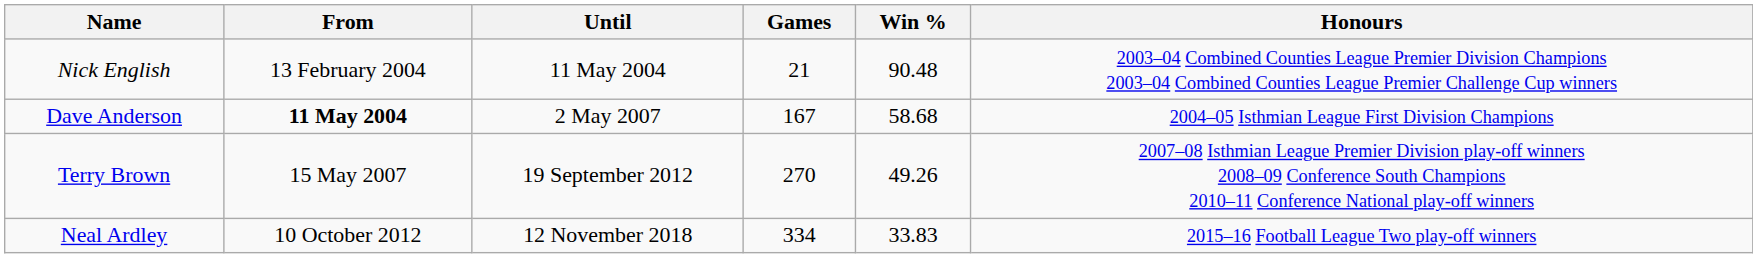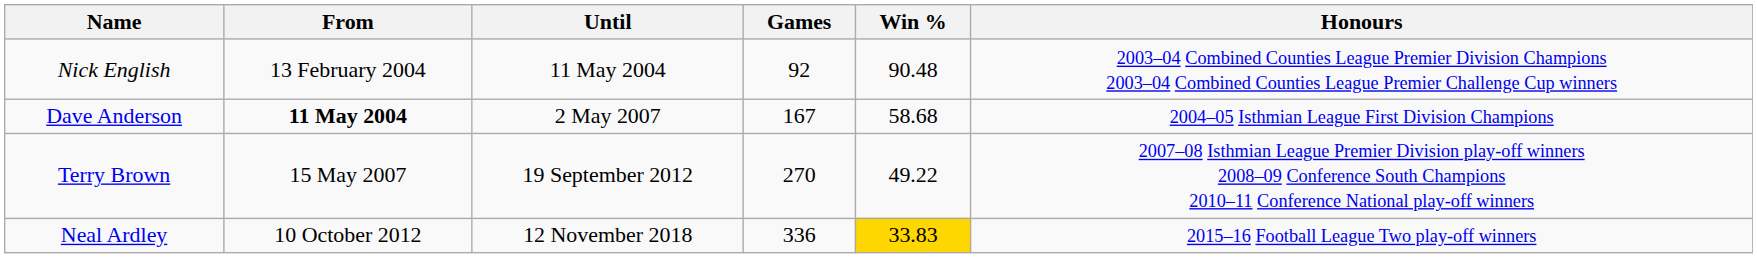(799, 68) 21 -> (799, 68) 92
(913, 175) 49.26 -> (913, 175) 49.22
(799, 234) 334 -> (799, 234) 336
(913, 234) no background -> (913, 234) gold background
